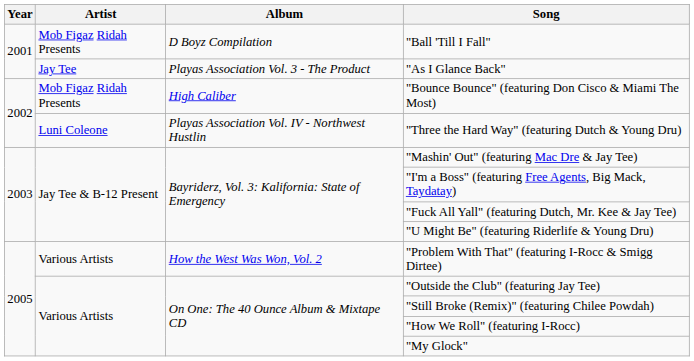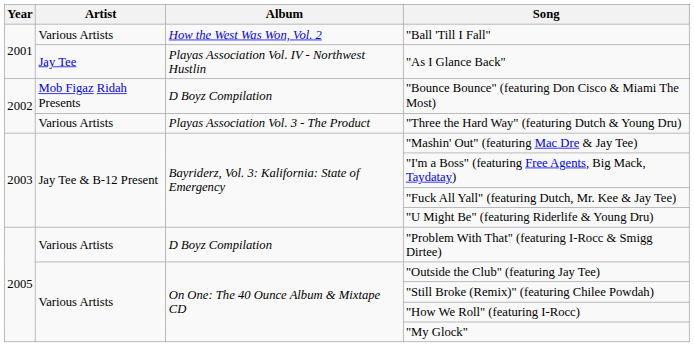(83, 41) Mob Figaz Ridah Presents -> (76, 34) Various Artists
(220, 41) D Boyz Compilation -> (245, 34) How the West Was Won, Vol. 2
(269, 68) Playas Association Vol. 3 - The Product -> (267, 61) Playas Association Vol. IV - Northwest Hustlin
(202, 95) High Caliber -> (220, 95) D Boyz Compilation
(73, 130) Luni Coleone -> (76, 123) Various Artists
(267, 130) Playas Association Vol. IV - Northwest Hustlin -> (269, 123) Playas Association Vol. 3 - The Product
(245, 258) How the West Was Won, Vol. 2 -> (220, 244) D Boyz Compilation
